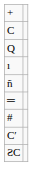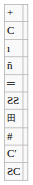- row: (11, 48)
+ row: (13, 100)
+ row: (11, 118)
